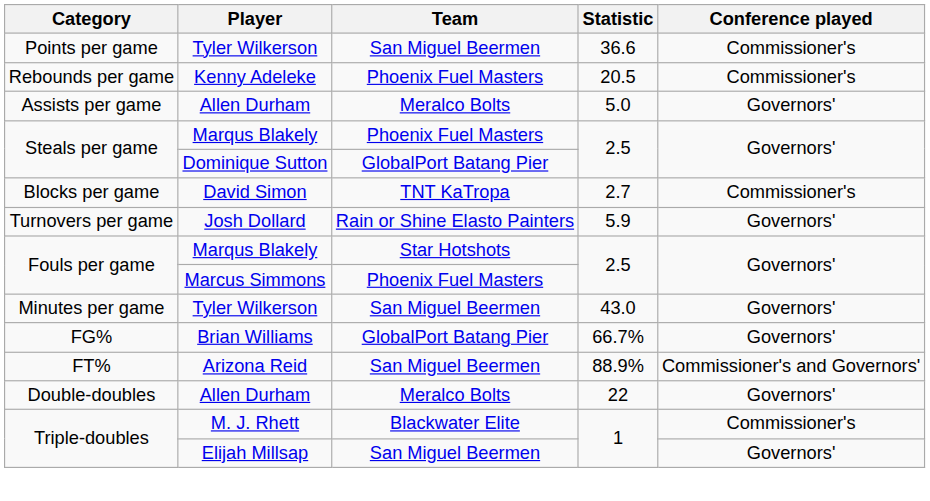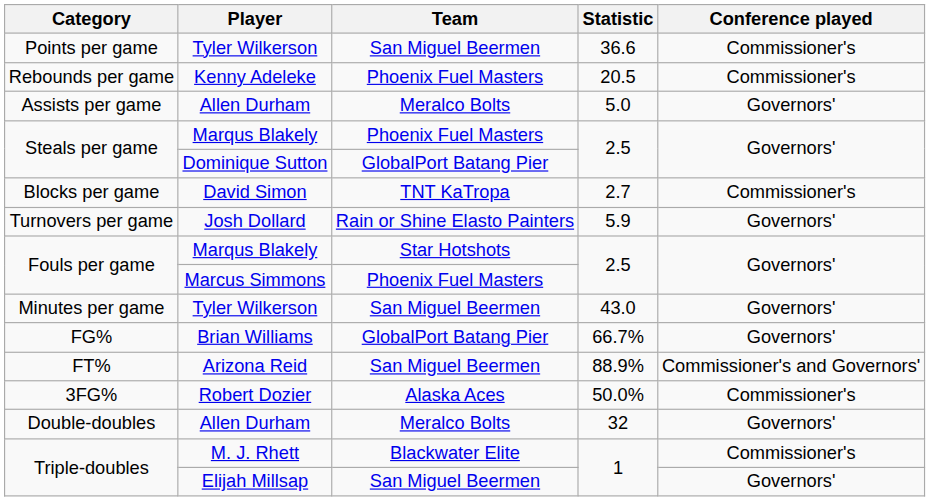+ row: (91, 395)
(618, 395) 22 -> (618, 423) 32
